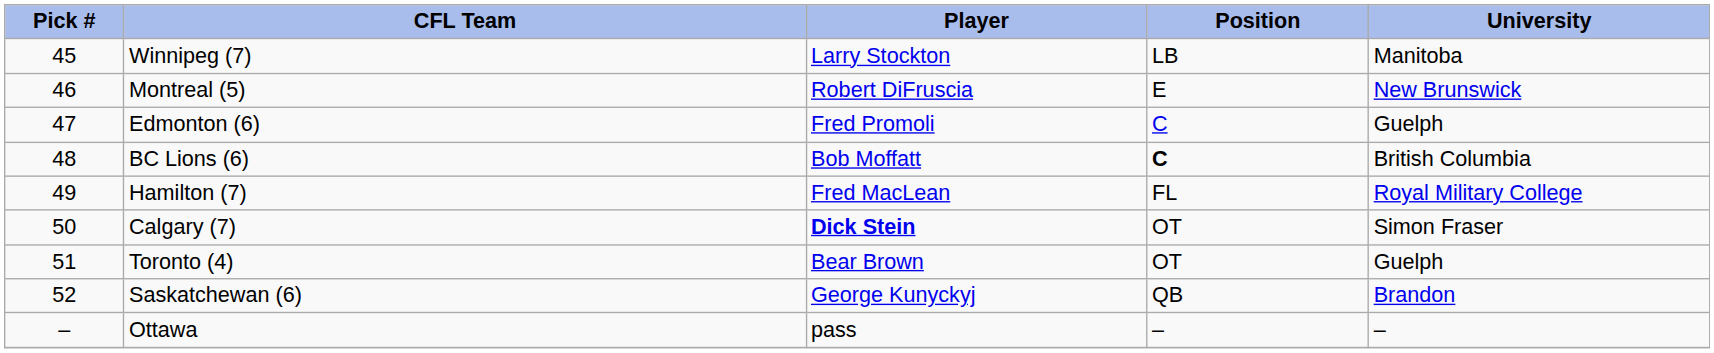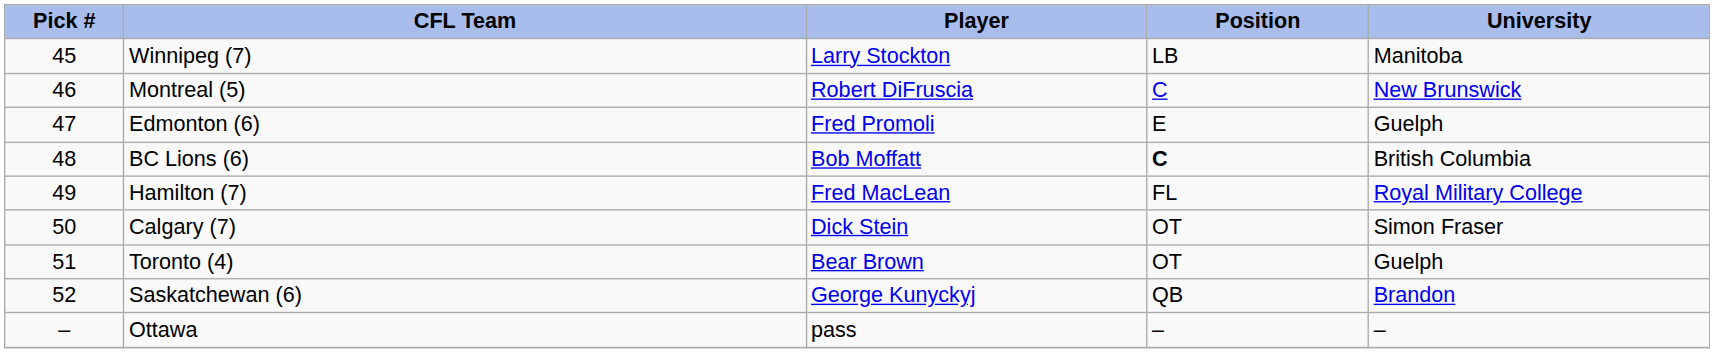(1159, 90) E -> (1160, 90) C
(1160, 124) C -> (1159, 124) E
(863, 227) bold -> (860, 227) normal
